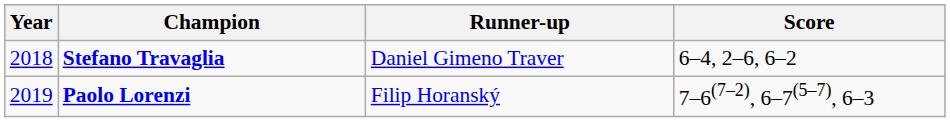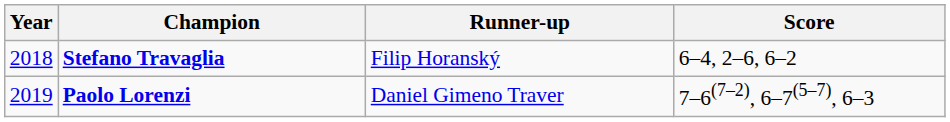(467, 57) Daniel Gimeno Traver -> (435, 57) Filip Horanský
(435, 96) Filip Horanský -> (467, 96) Daniel Gimeno Traver
